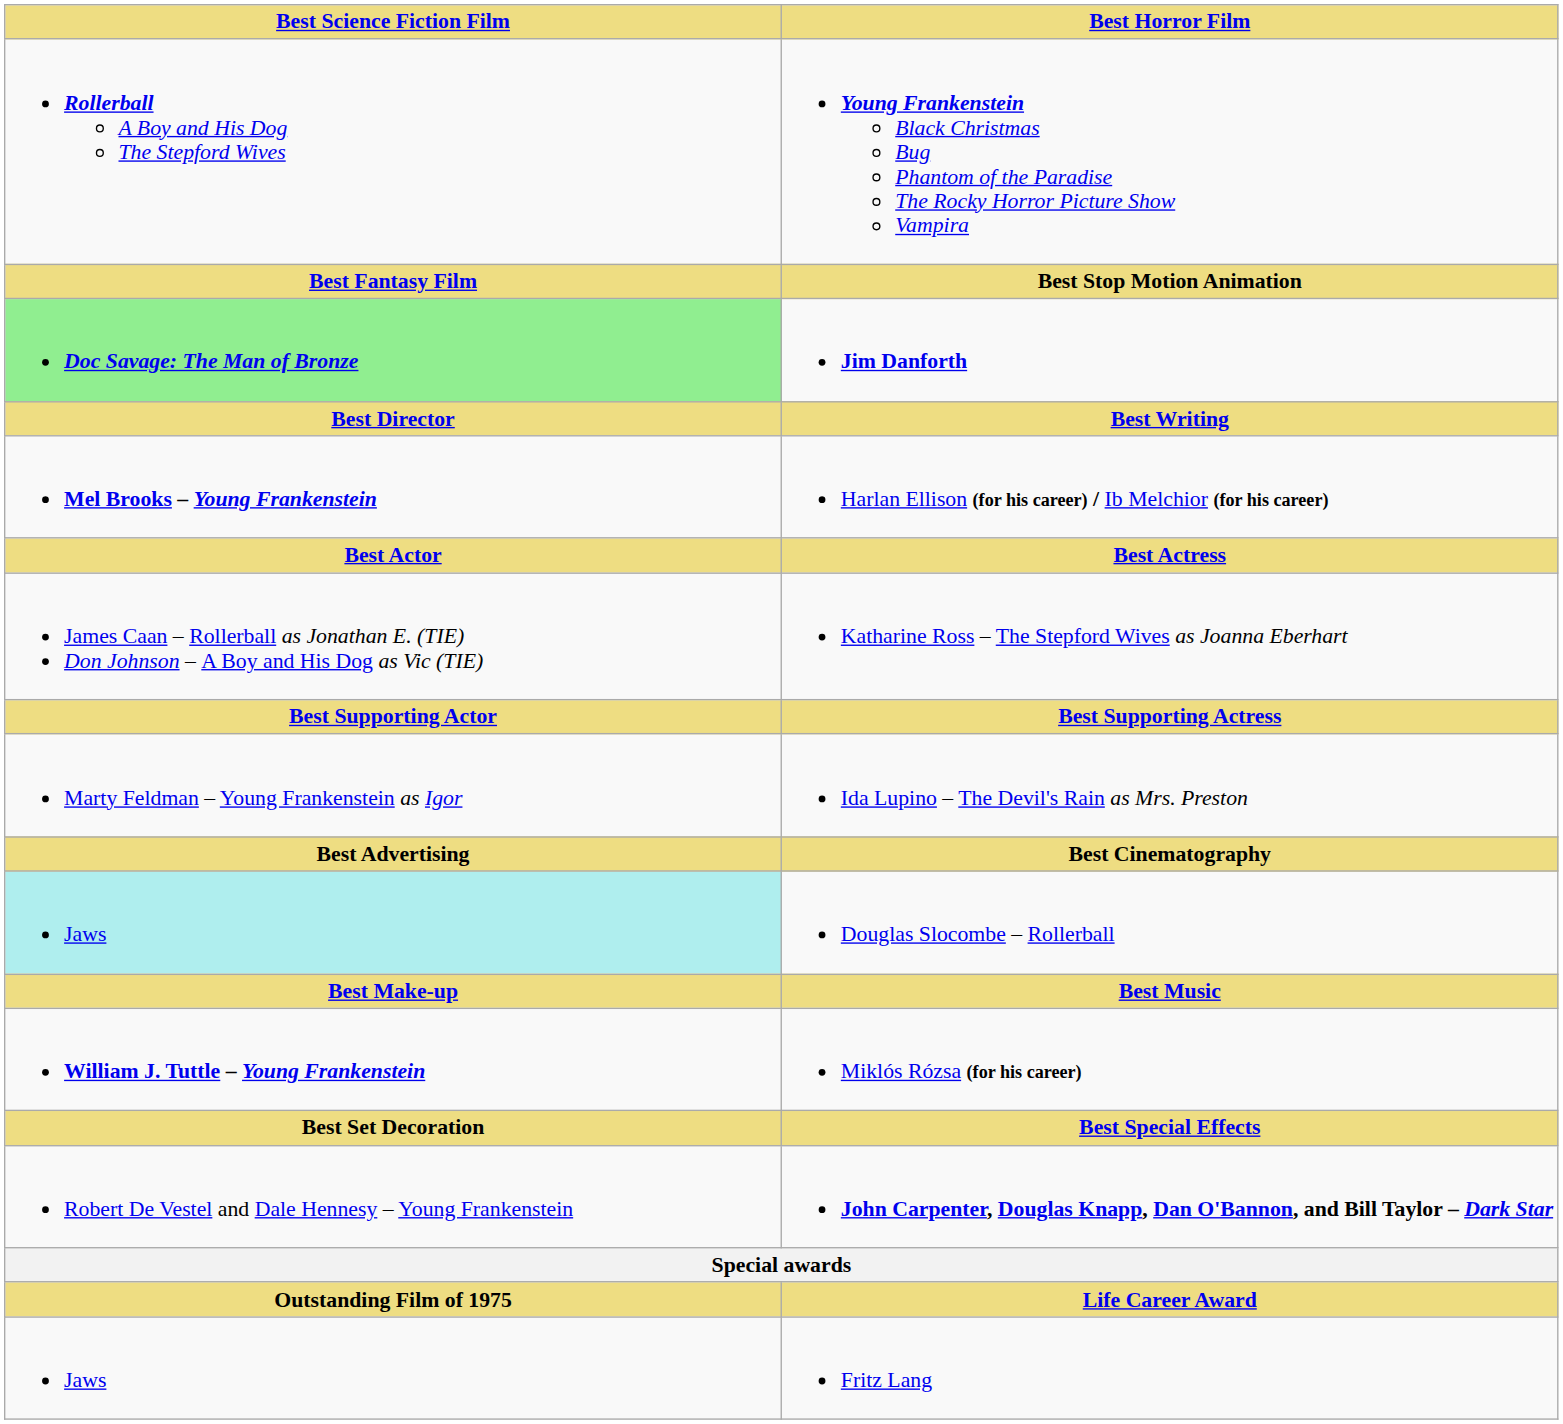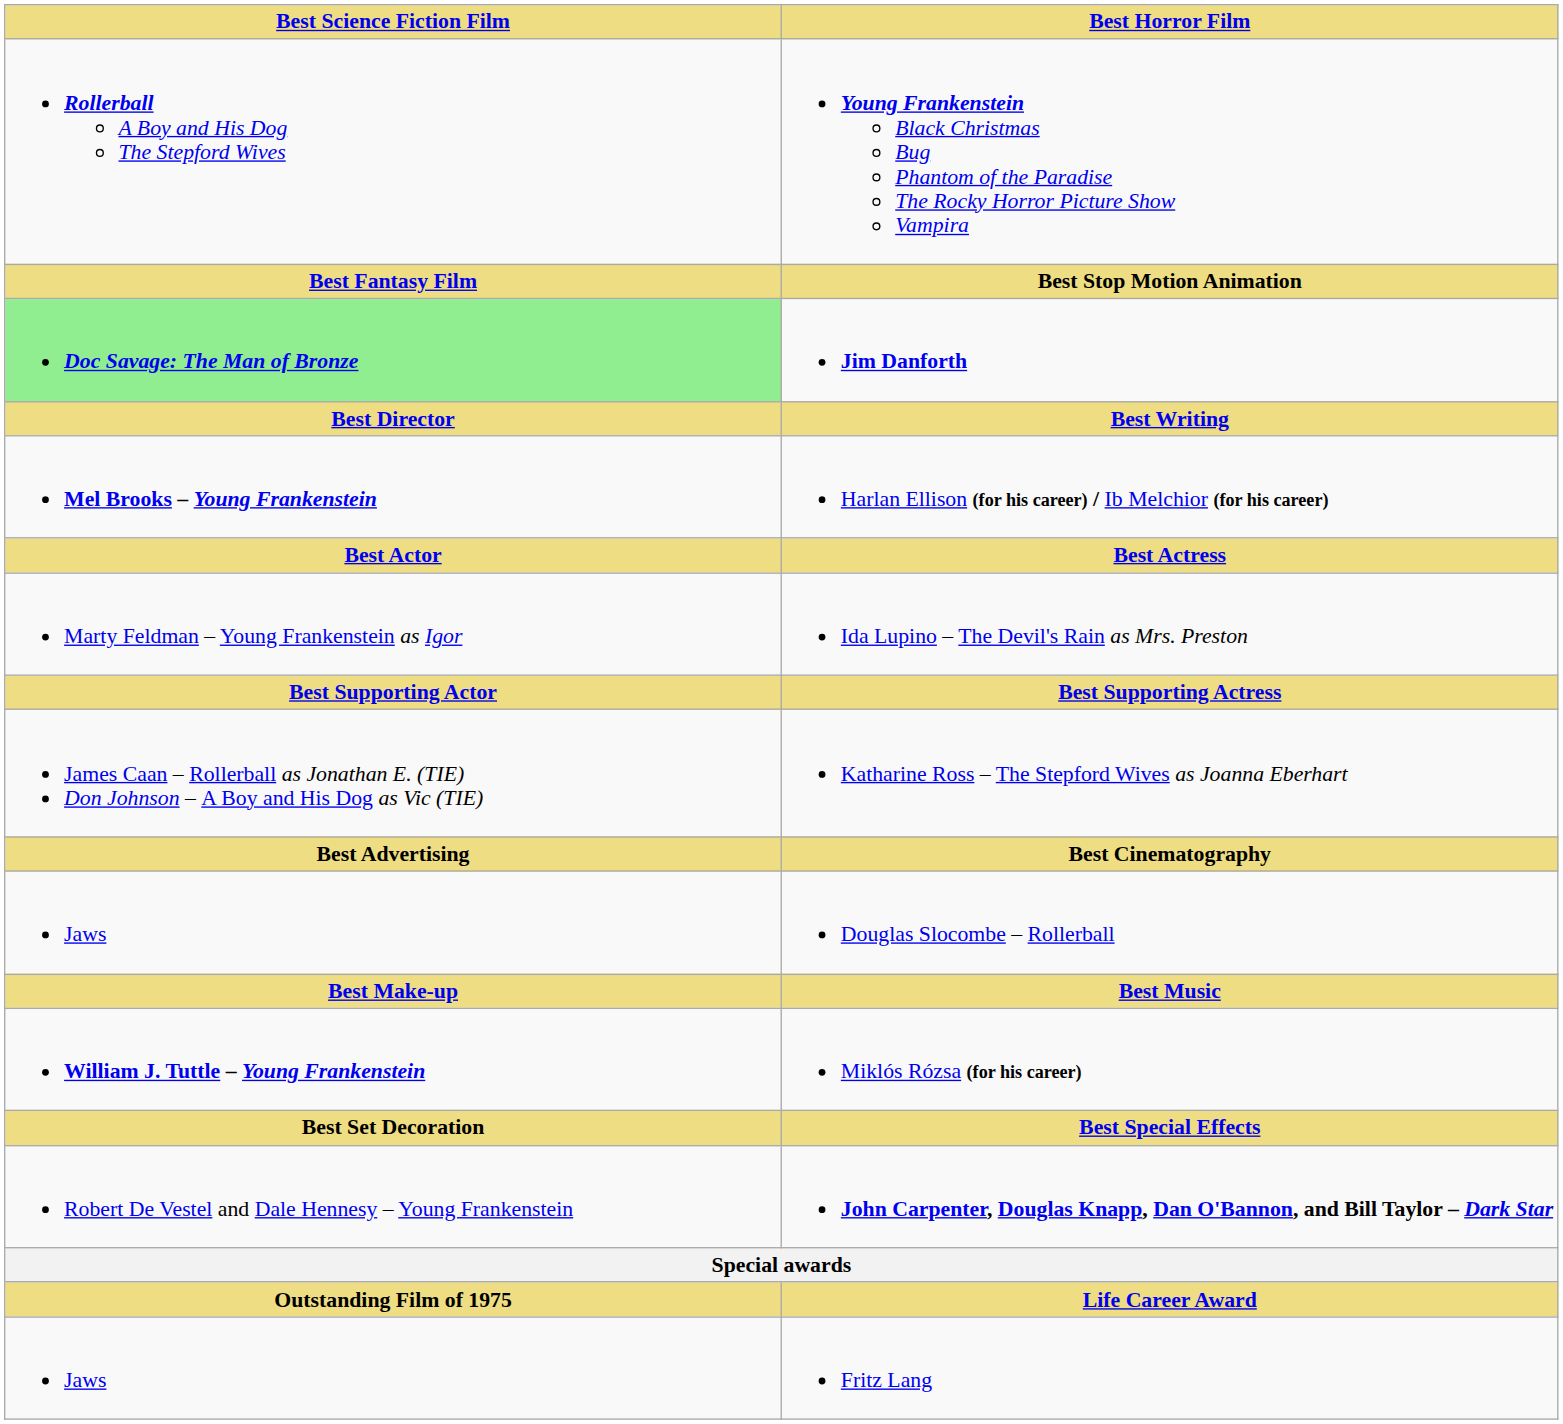rows swapped: (1170, 636) <-> (1170, 798)
(393, 935) paleturquoise background -> (393, 935) no background
